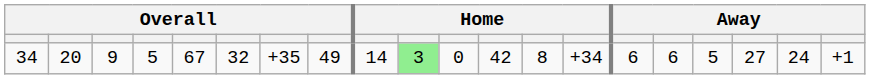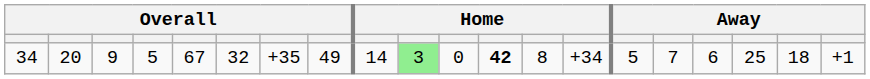(500, 58) normal -> (500, 58) bold
(633, 58) 6 -> (633, 58) 5
(673, 58) 6 -> (673, 58) 7
(713, 58) 5 -> (713, 58) 6
(755, 58) 27 -> (755, 58) 25
(799, 58) 24 -> (799, 58) 18
